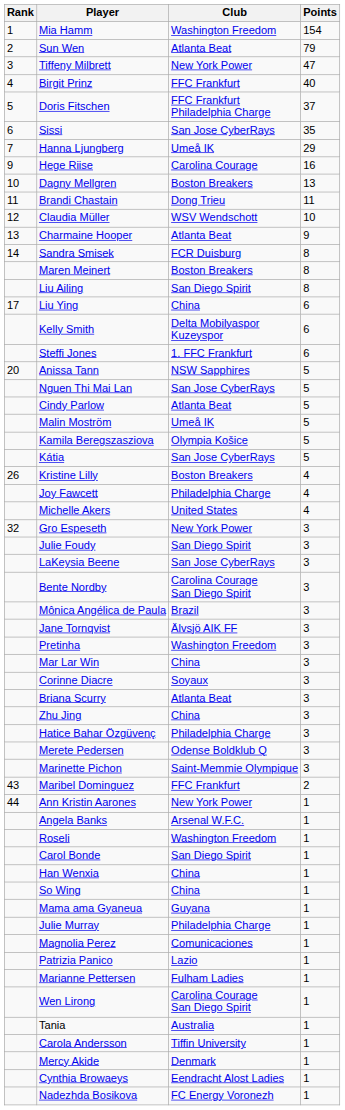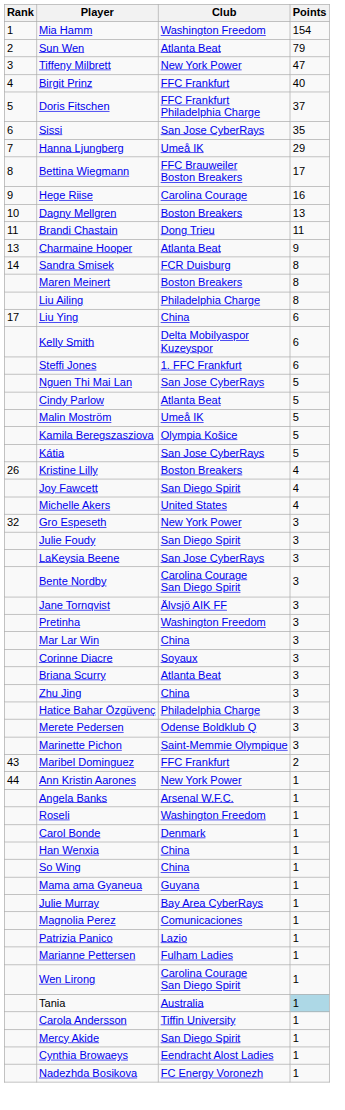+ row: (84, 171)
- row: (74, 218)
(211, 288) San Diego Spirit -> (210, 300) Philadelphia Charge
- row: (69, 370)
(221, 493) Philadelphia Charge -> (201, 488) San Diego Spirit
- row: (102, 610)
(211, 855) San Diego Spirit -> (183, 833) Denmark
(221, 925) Philadelphia Charge -> (212, 903) Bay Area CyberRays
(306, 1025) no background -> (296, 1003) lightblue background
(194, 1060) Denmark -> (201, 1038) San Diego Spirit
